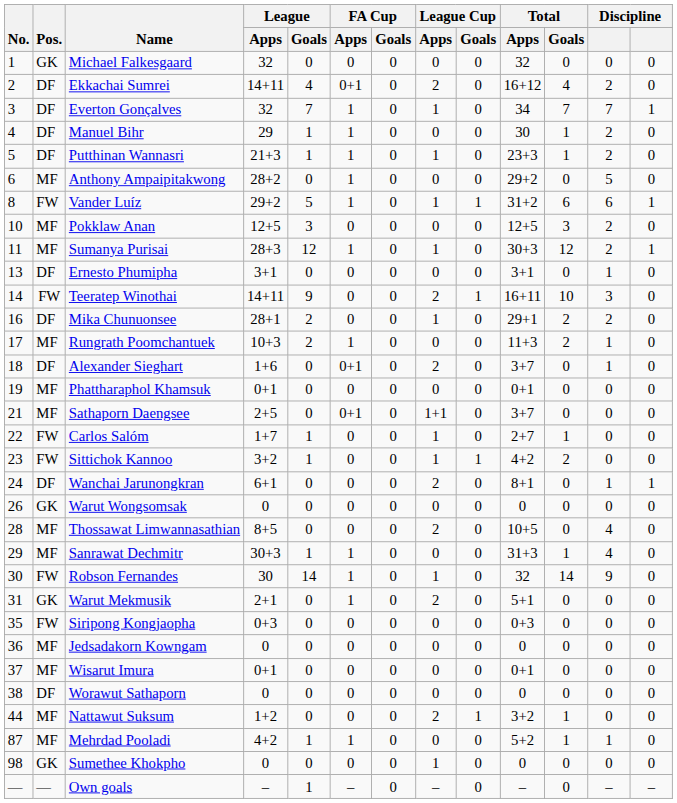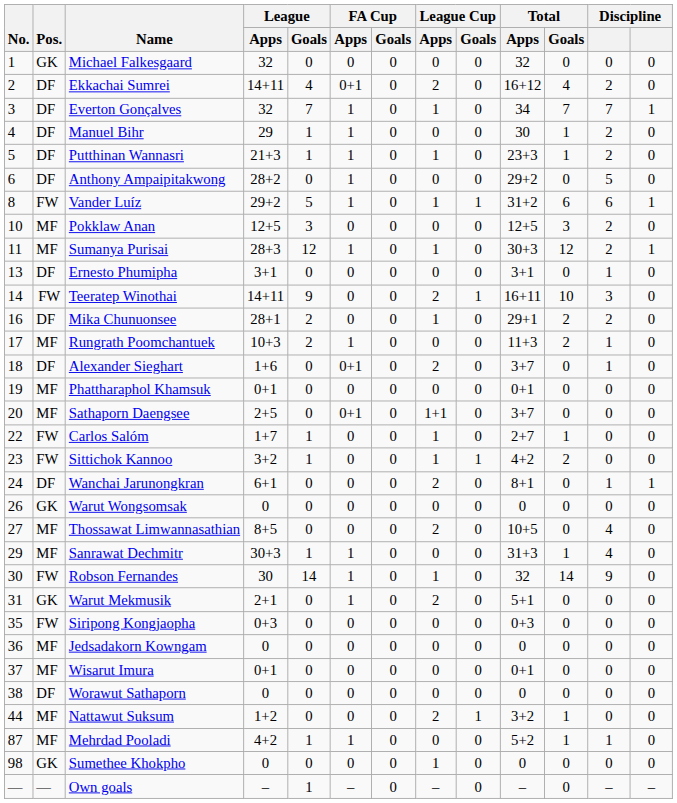(47, 179) MF -> (46, 179) DF
(15, 413) 21 -> (15, 413) 20
(15, 529) 28 -> (15, 529) 27
